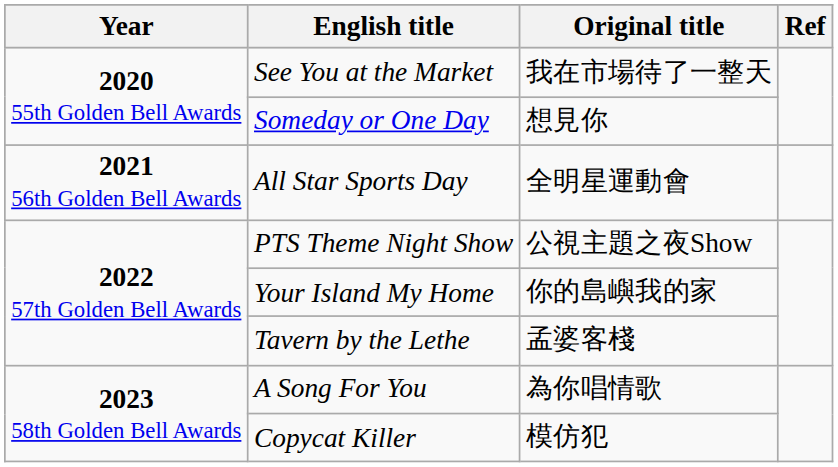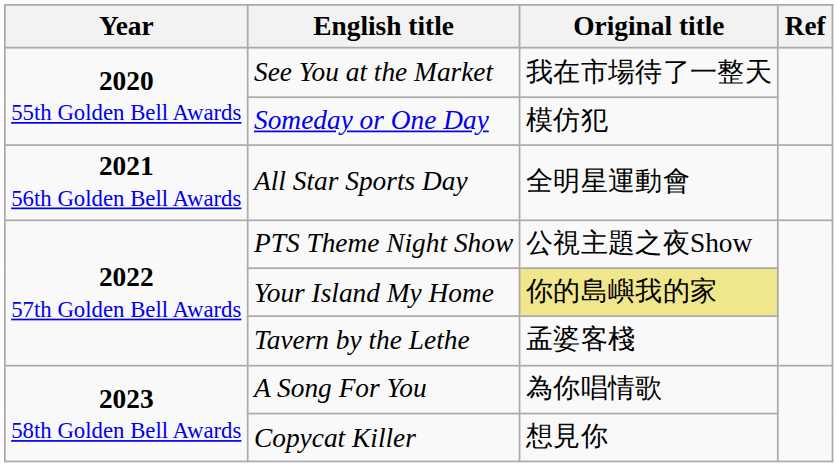(567, 119) 想見你 -> (567, 119) 模仿犯
(622, 291) no background -> (622, 291) khaki background
(567, 436) 模仿犯 -> (567, 436) 想見你
